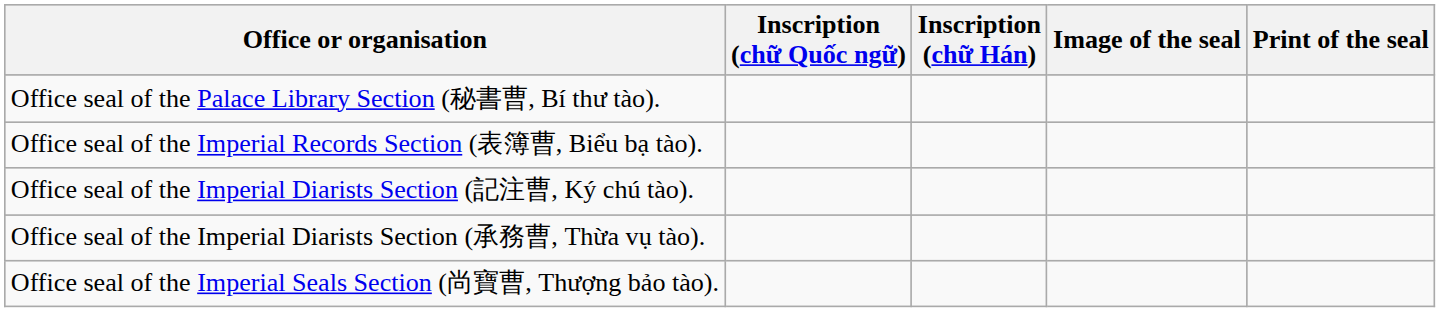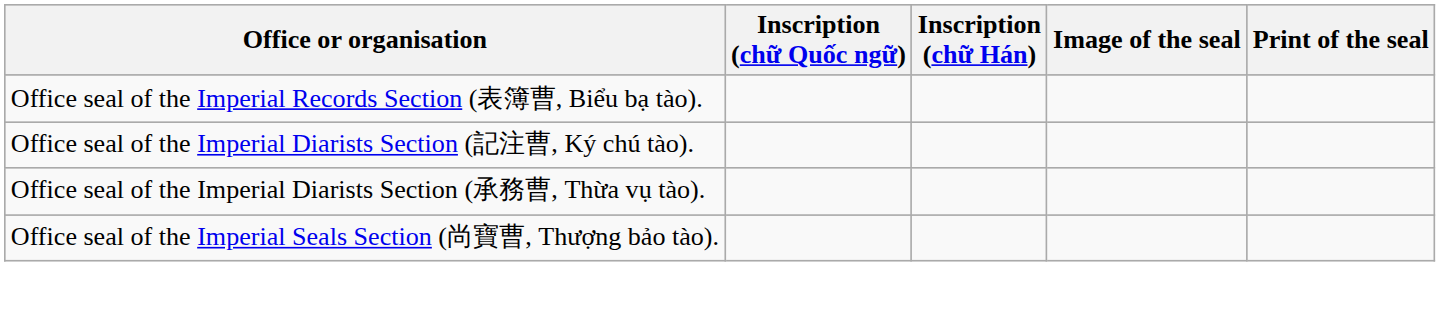- row: (336, 97)
